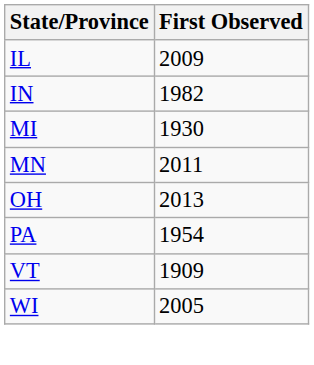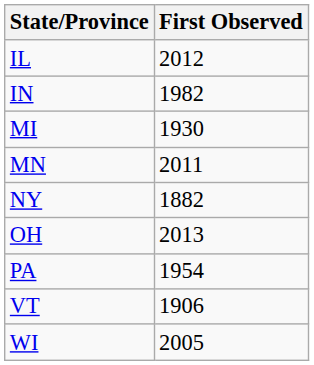(182, 57) 2009 -> (182, 57) 2012
+ row: (26, 199)
(182, 270) 1909 -> (182, 306) 1906
